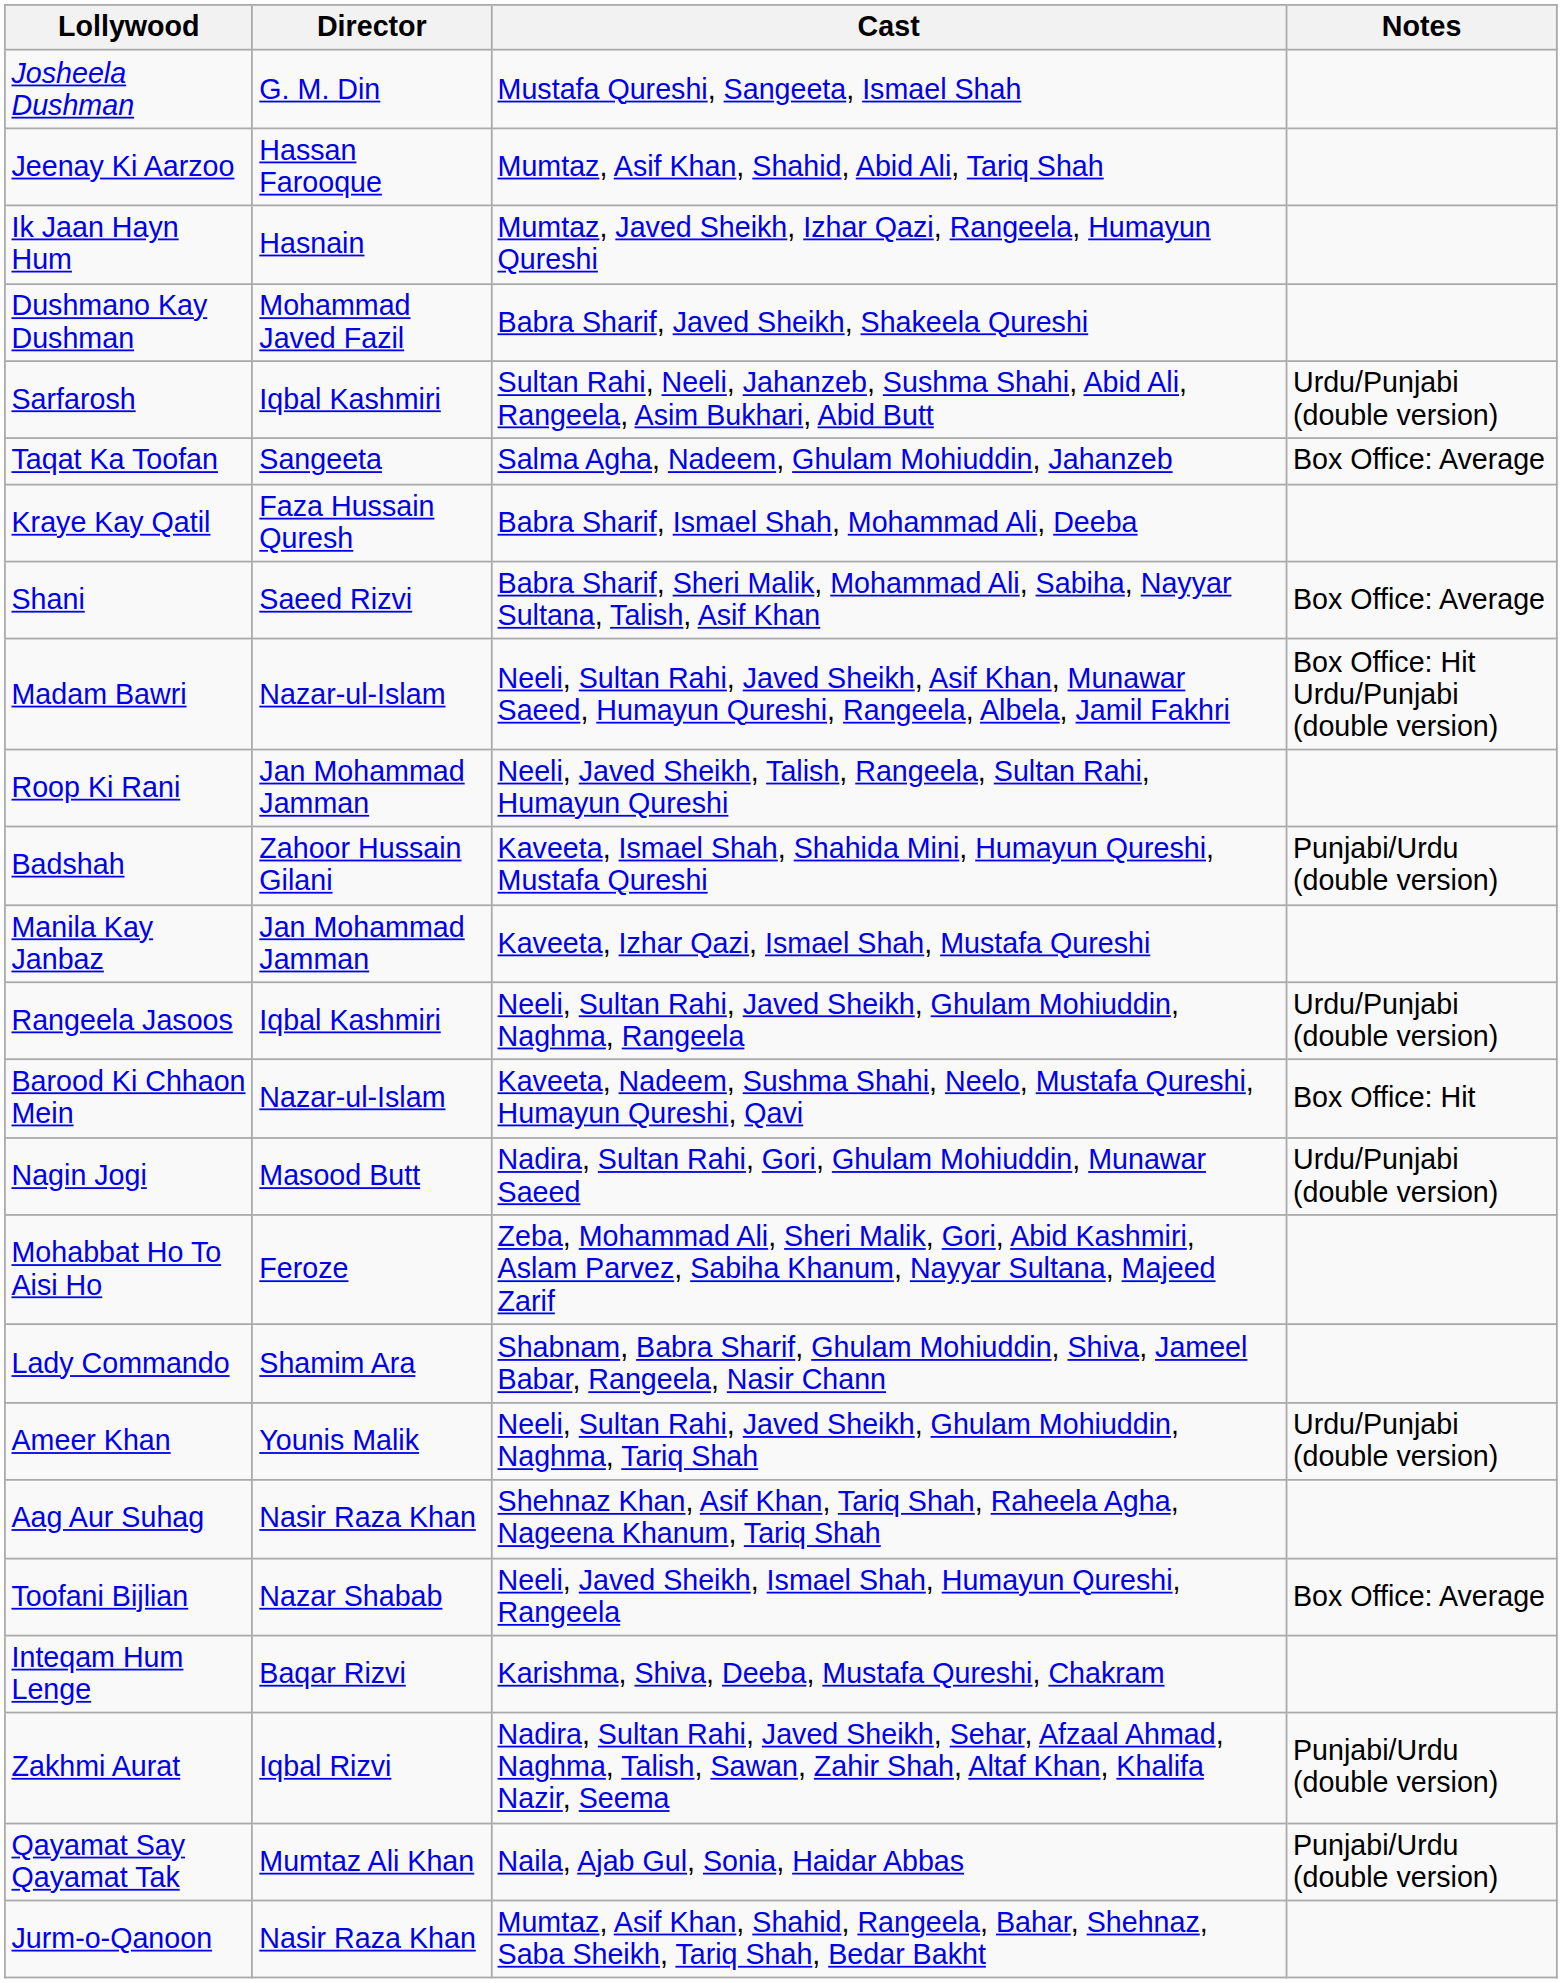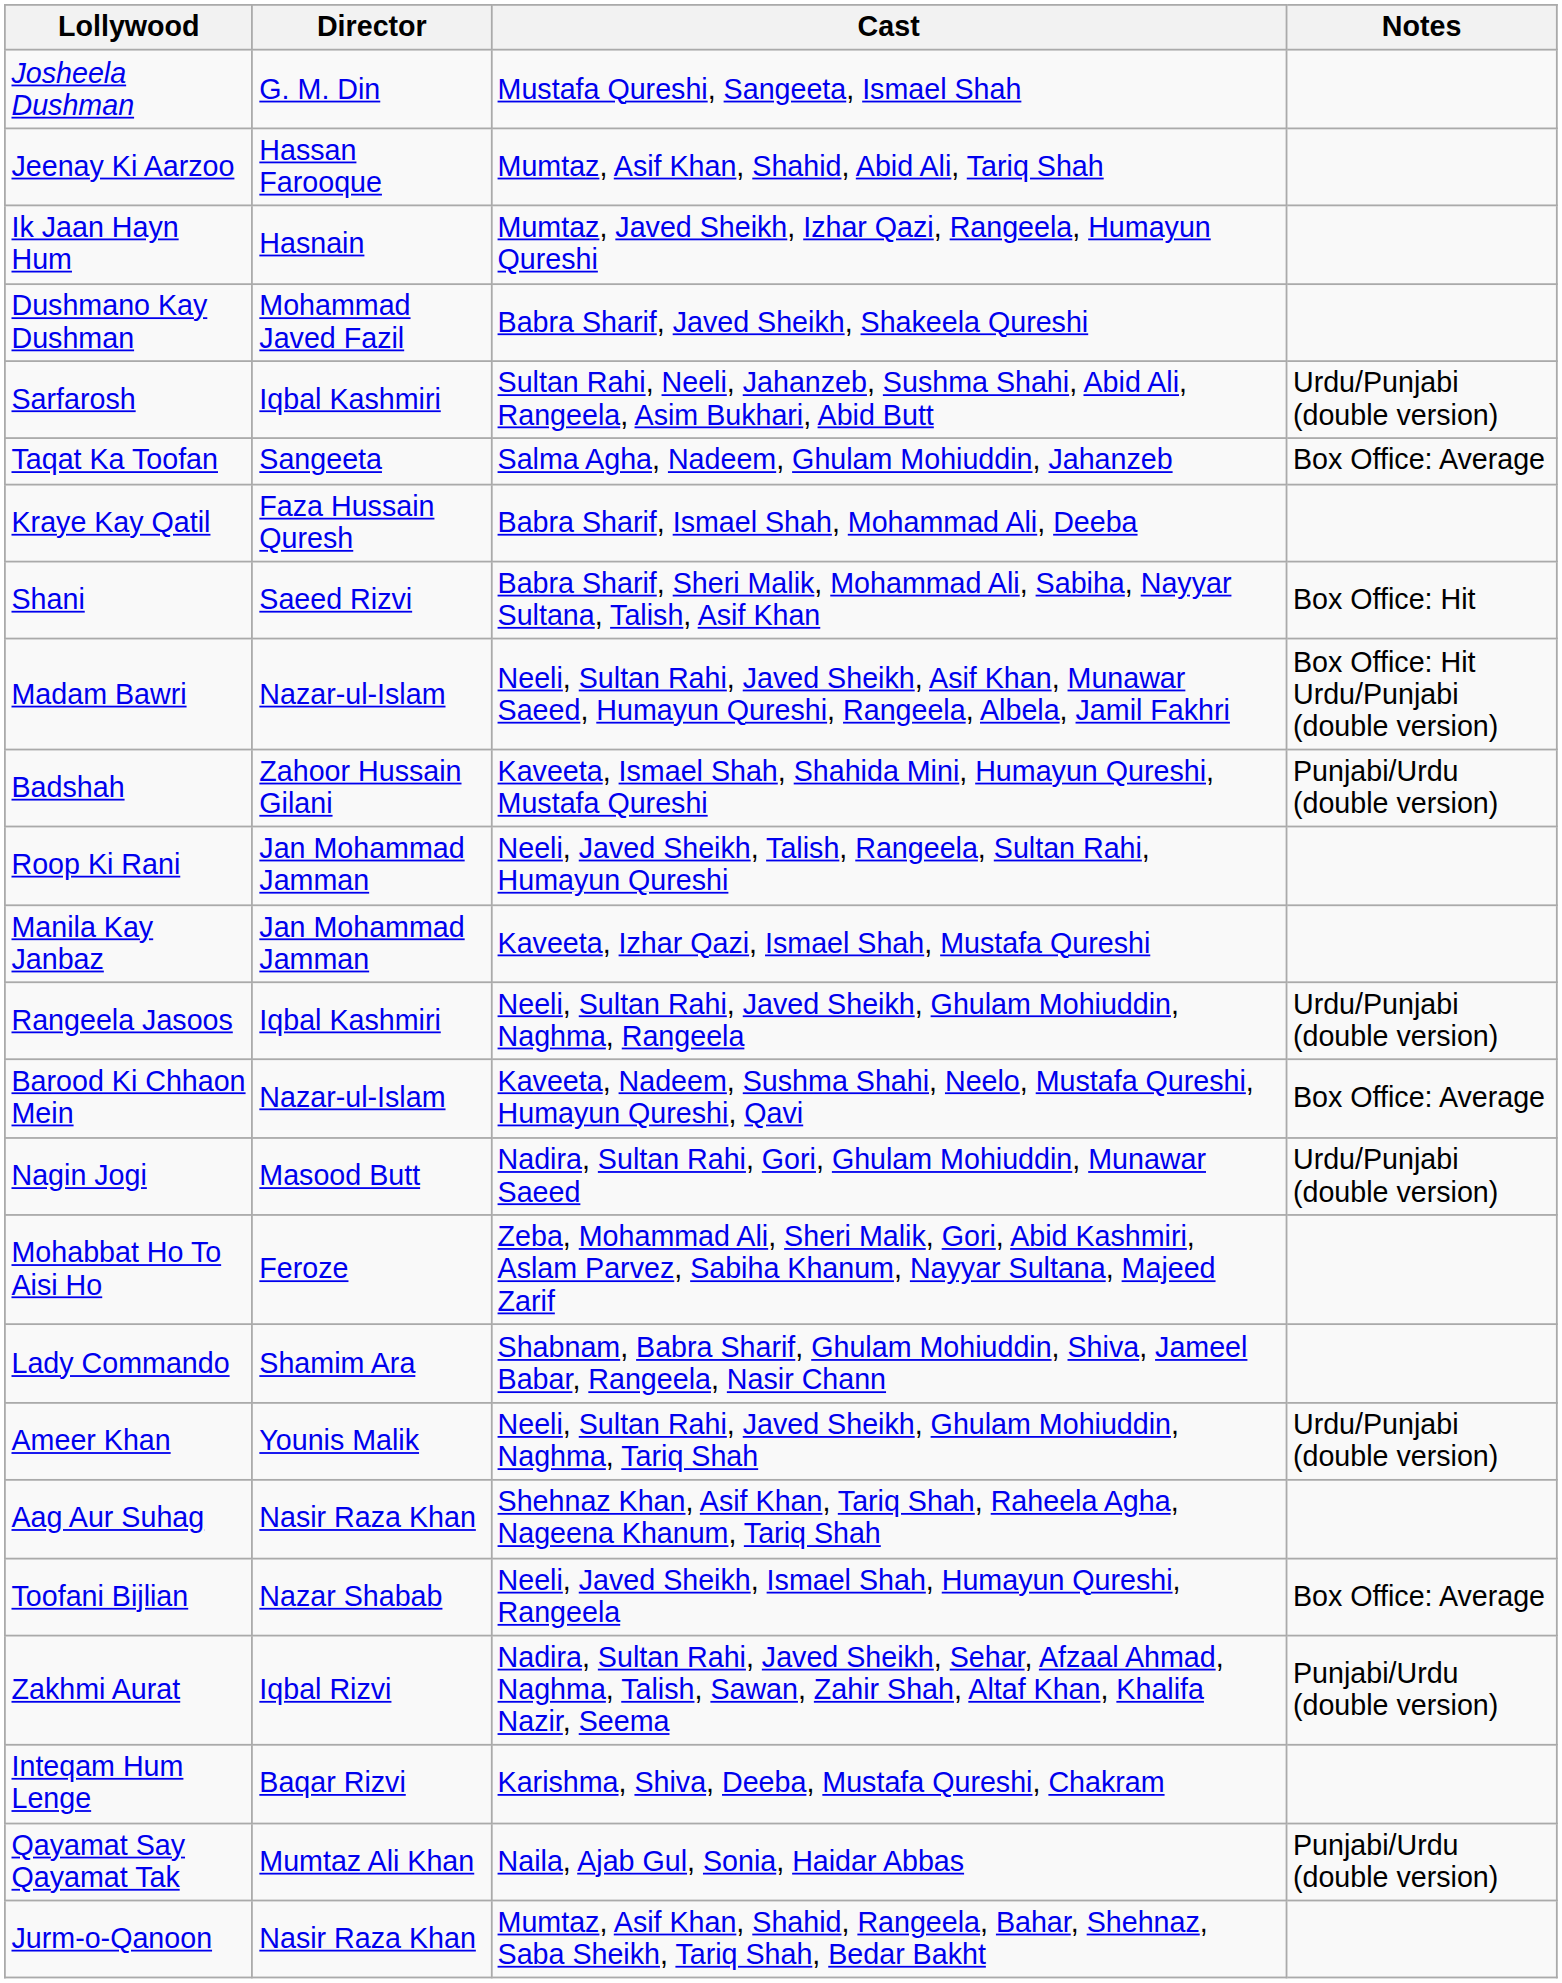(1419, 600) Box Office: Average -> (1384, 600) Box Office: Hit
rows swapped: (96, 787) <-> (68, 865)
(1384, 1098) Box Office: Hit -> (1419, 1098) Box Office: Average
rows swapped: (97, 1673) <-> (96, 1767)
